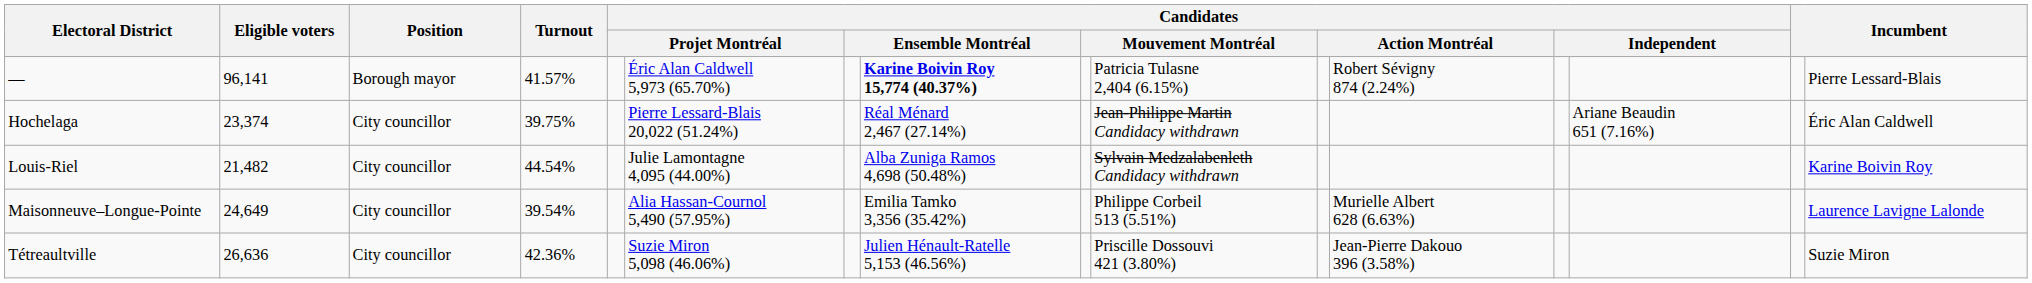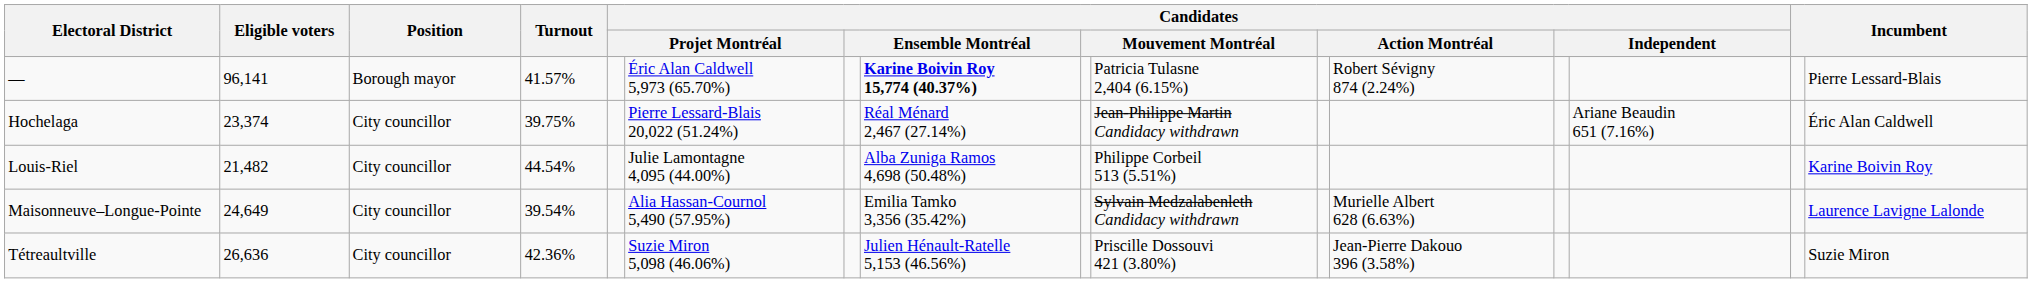(1173, 166) Sylvain Medzalabenleth Candidacy withdrawn -> (1148, 166) Philippe Corbeil 513 (5.51%)
(1148, 211) Philippe Corbeil 513 (5.51%) -> (1173, 211) Sylvain Medzalabenleth Candidacy withdrawn
